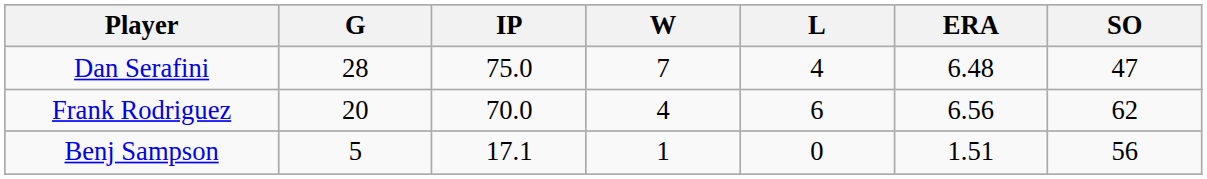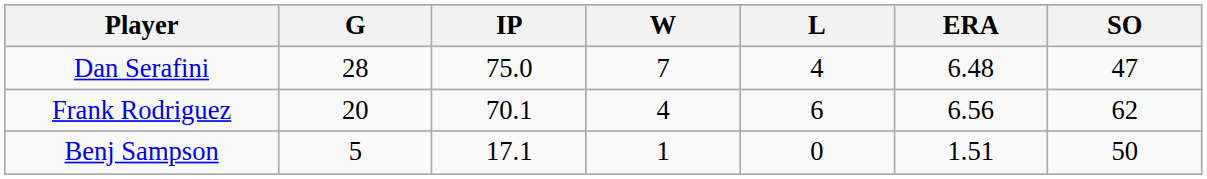(509, 109) 70.0 -> (509, 109) 70.1
(1125, 151) 56 -> (1125, 151) 50
